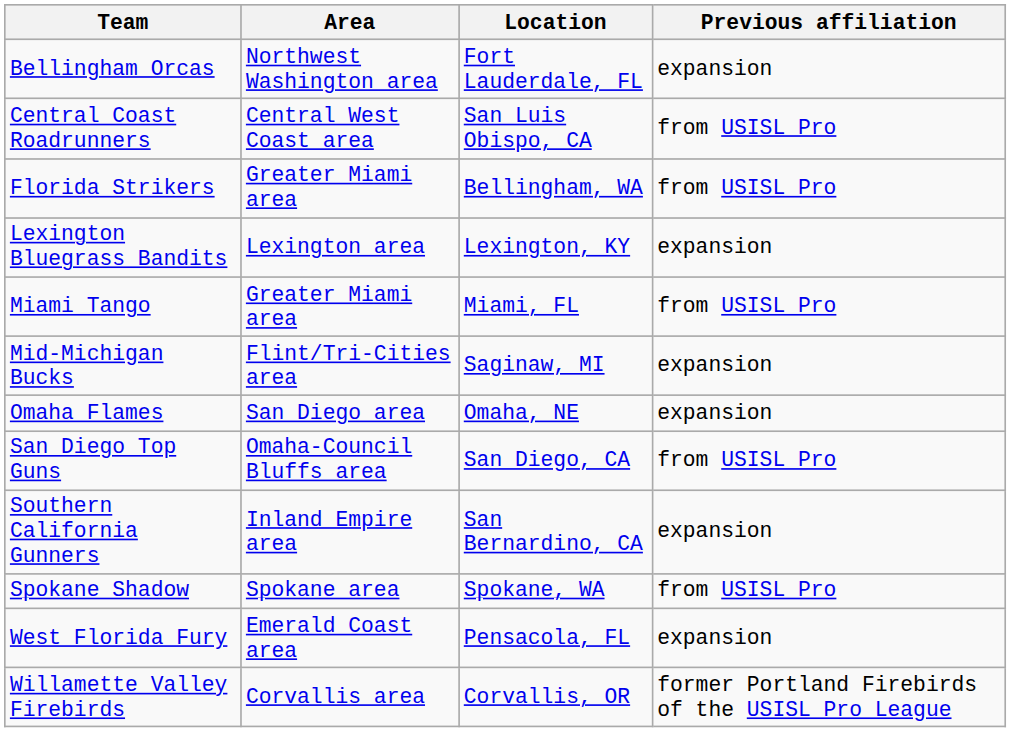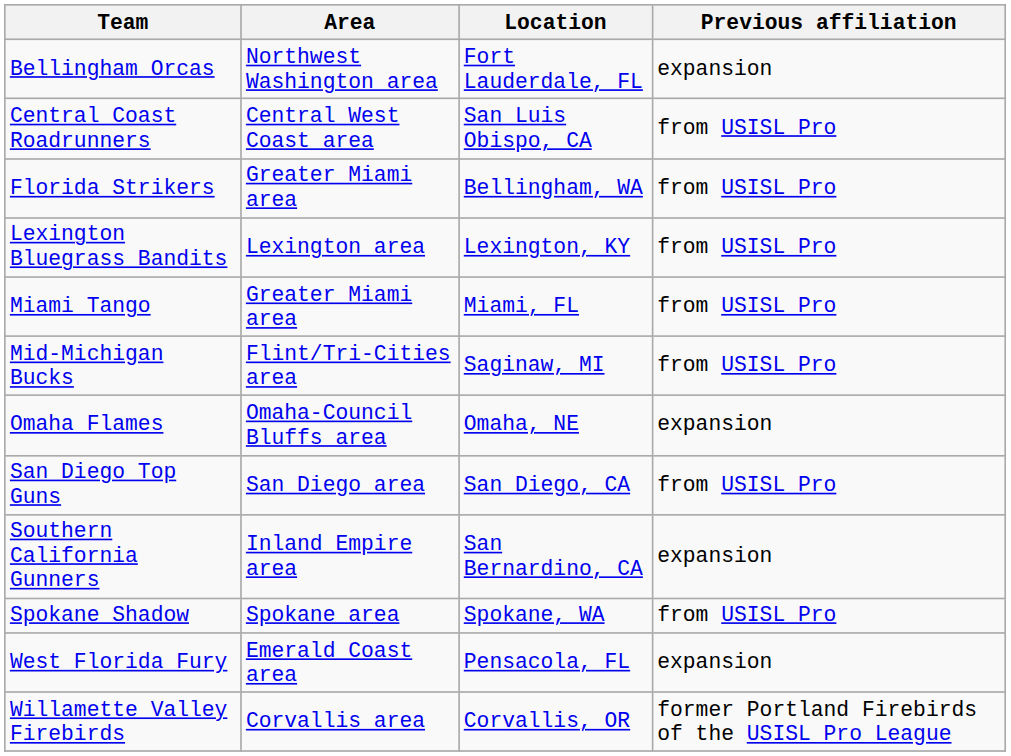(715, 247) expansion -> (747, 247) from USISL Pro
(715, 366) expansion -> (747, 366) from USISL Pro
(335, 413) San Diego area -> (329, 425) Omaha-Council Bluffs area
(329, 460) Omaha-Council Bluffs area -> (335, 485) San Diego area
